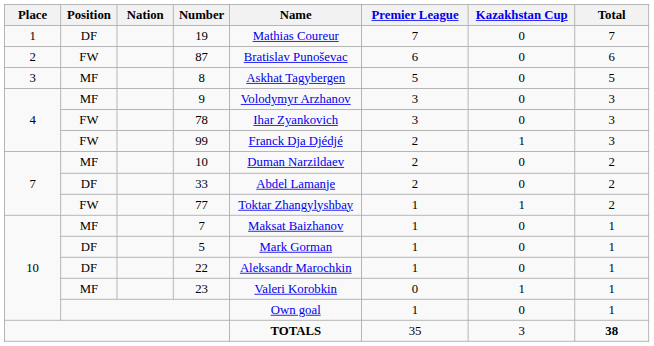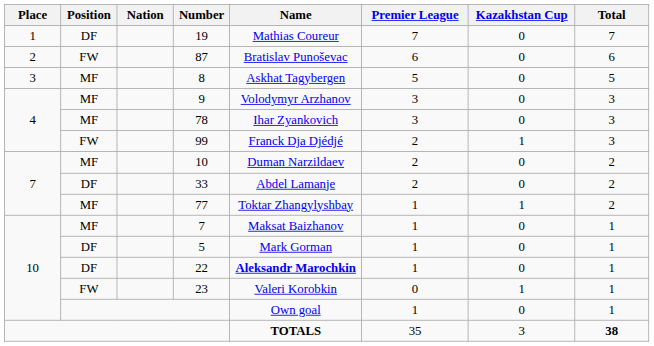(89, 120) FW -> (89, 120) MF
(89, 204) FW -> (89, 204) MF
(296, 267) normal -> (296, 267) bold
(89, 288) MF -> (89, 288) FW
